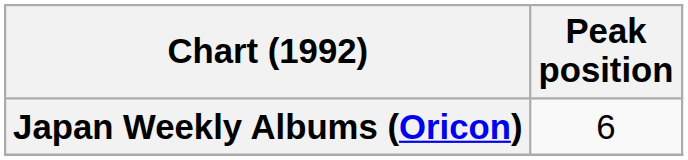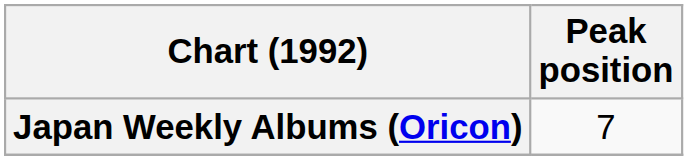(606, 126) 6 -> (606, 126) 7
